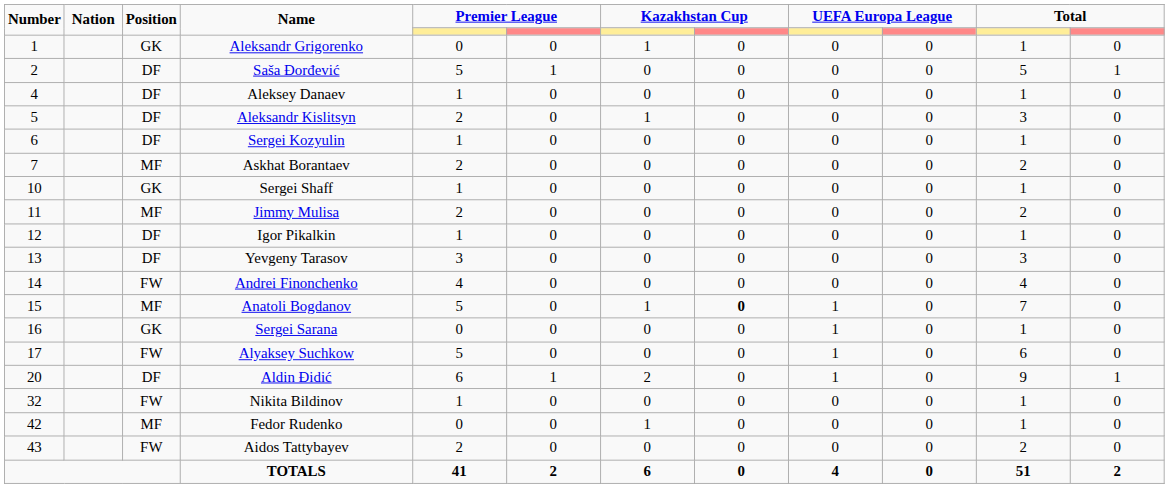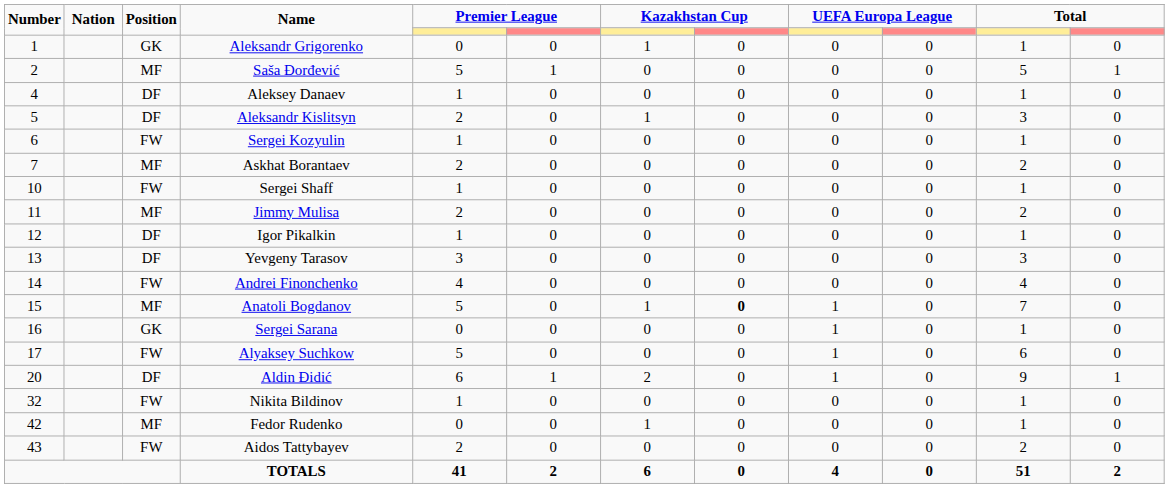(151, 70) DF -> (151, 70) MF
(151, 141) DF -> (151, 141) FW
(151, 188) GK -> (151, 188) FW
